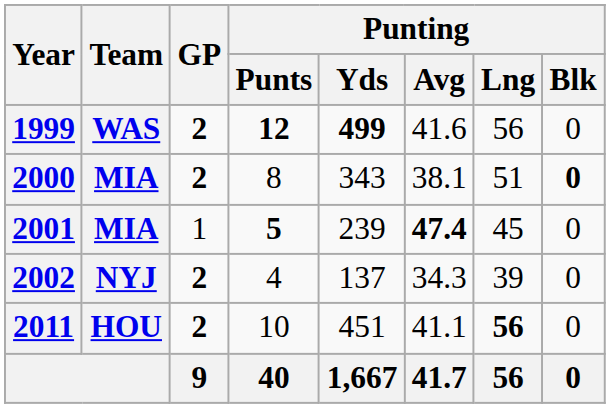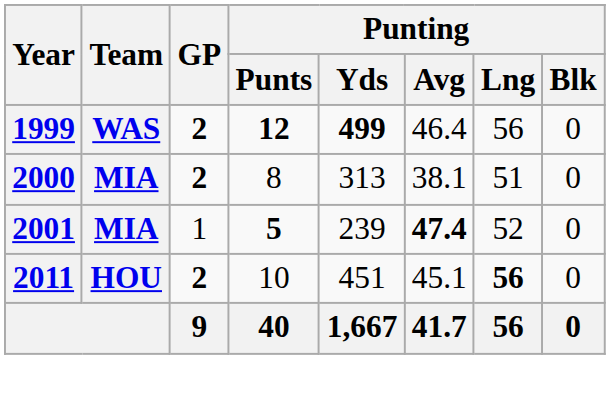(439, 128) 41.6 -> (439, 128) 46.4
(362, 178) 343 -> (362, 178) 313
(573, 178) bold -> (573, 178) normal
(508, 228) 45 -> (508, 228) 52
- row: (44, 278)
(439, 327) 41.1 -> (439, 278) 45.1
